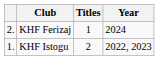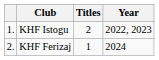rows swapped: (44, 47) <-> (45, 30)
